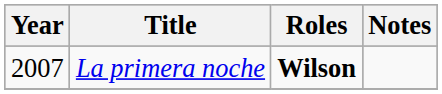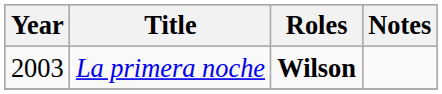(37, 67) 2007 -> (37, 67) 2003
